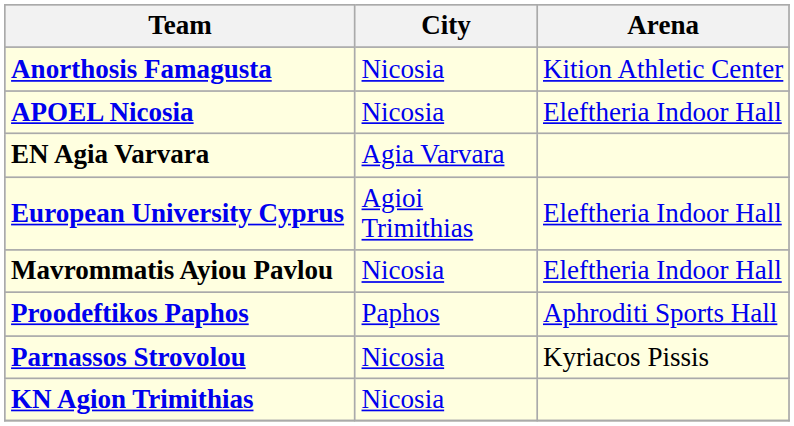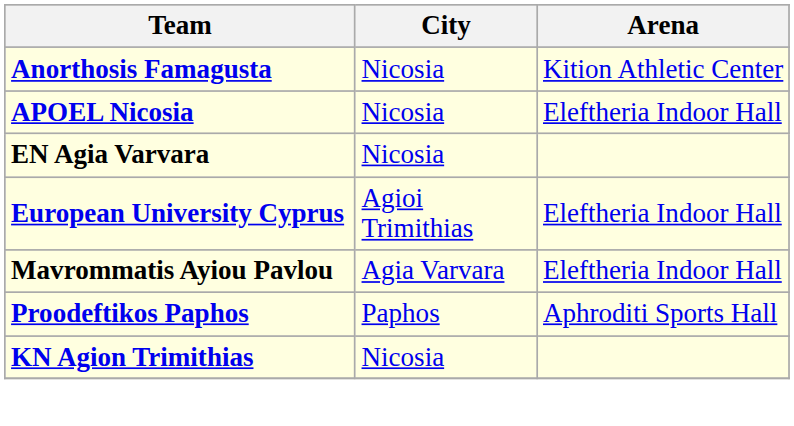(433, 154) Agia Varvara -> (403, 154) Nicosia
(403, 270) Nicosia -> (433, 270) Agia Varvara
- row: (128, 356)
